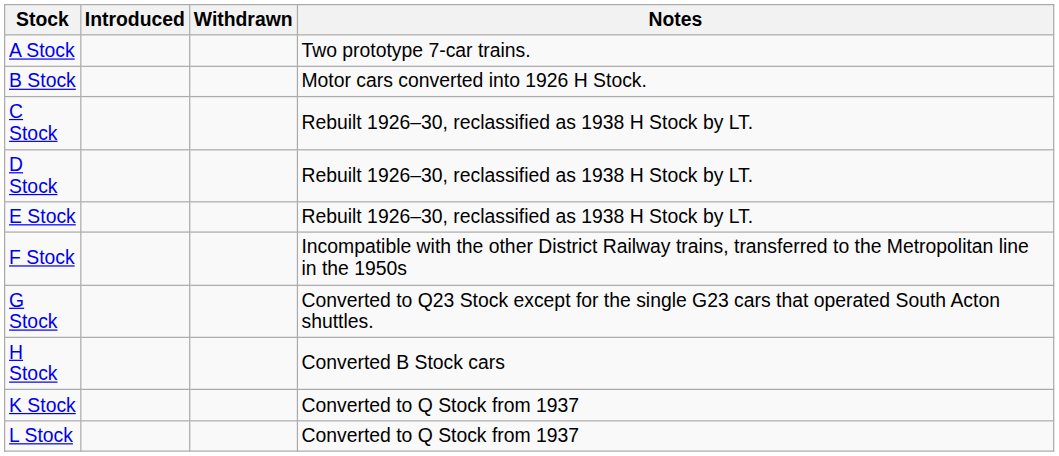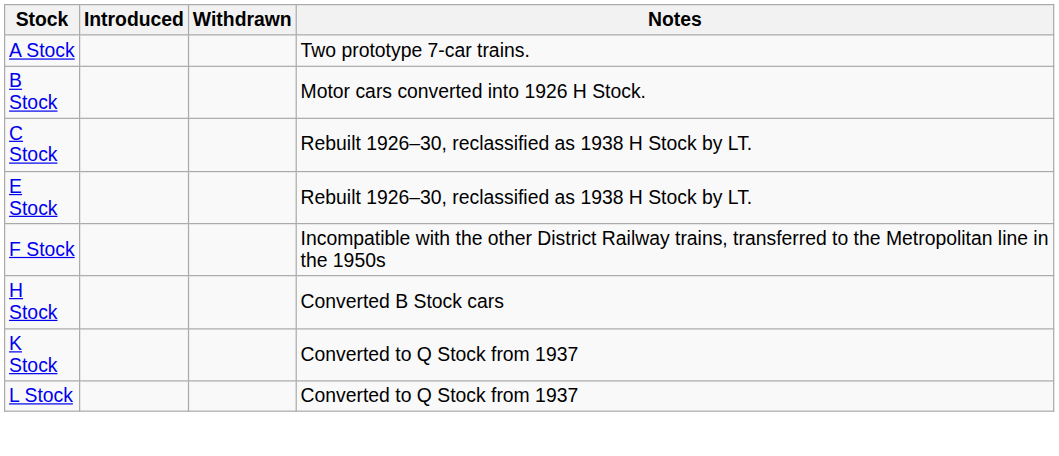- row: (33, 175)
- row: (33, 311)
